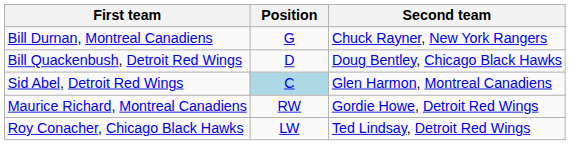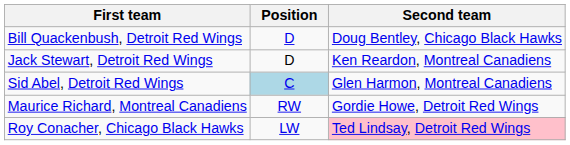- row: (110, 38)
+ row: (110, 60)
(431, 128) no background -> (431, 128) pink background
